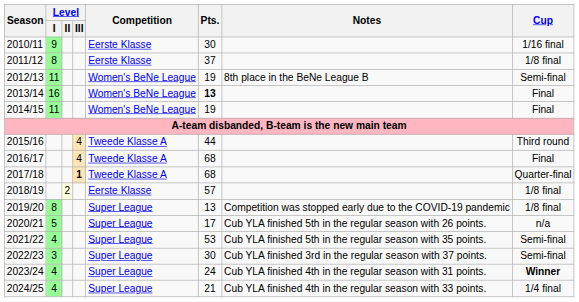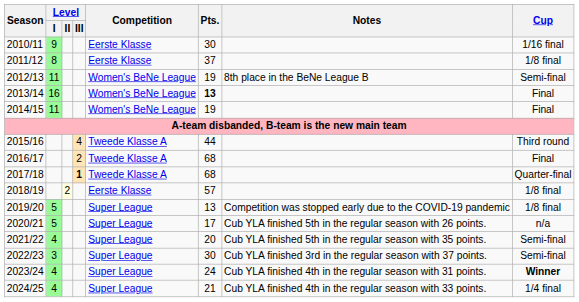(79, 158) 4 -> (79, 158) 2
(54, 207) 8 -> (54, 207) 5
(210, 239) 53 -> (210, 239) 20
